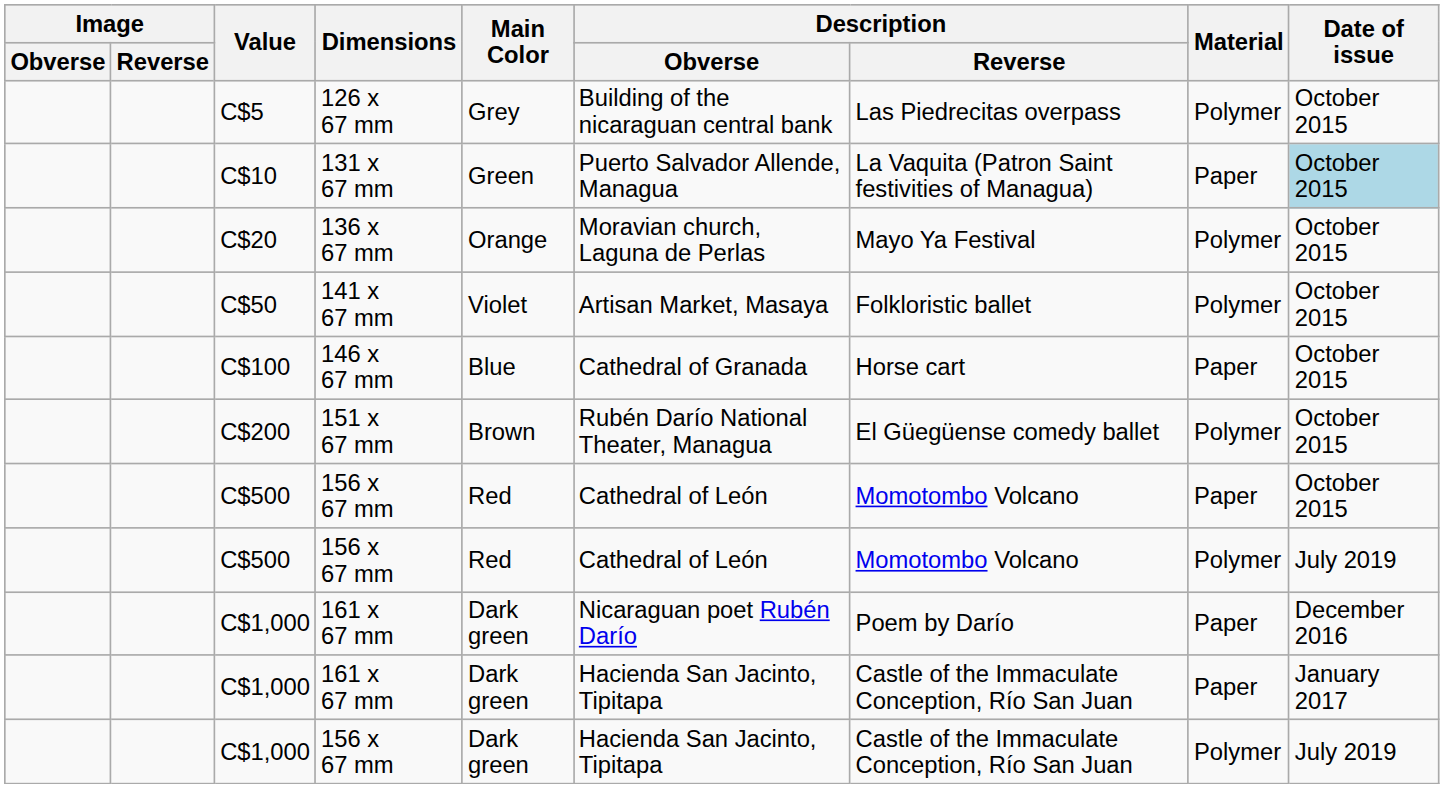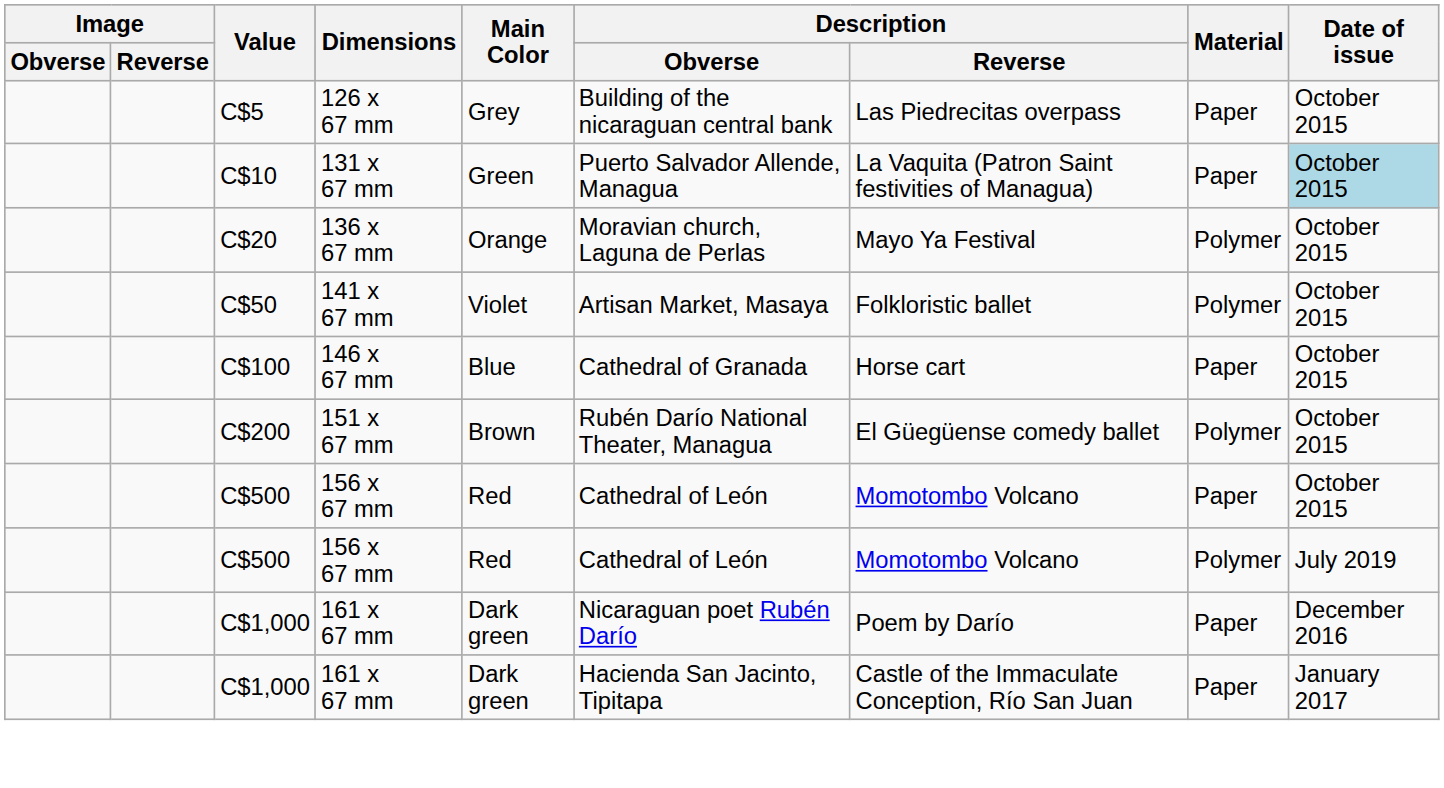(1238, 112) Polymer -> (1226, 112) Paper
- row: (265, 752)
